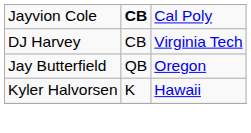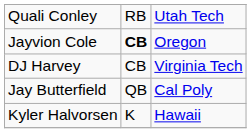+ row: (52, 16)
(183, 16) Cal Poly -> (180, 41) Oregon
(180, 66) Oregon -> (183, 90) Cal Poly
